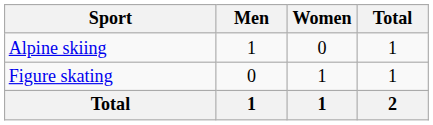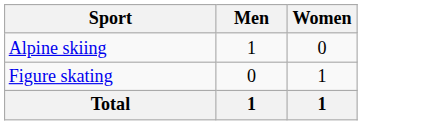- column: (392, 18)
